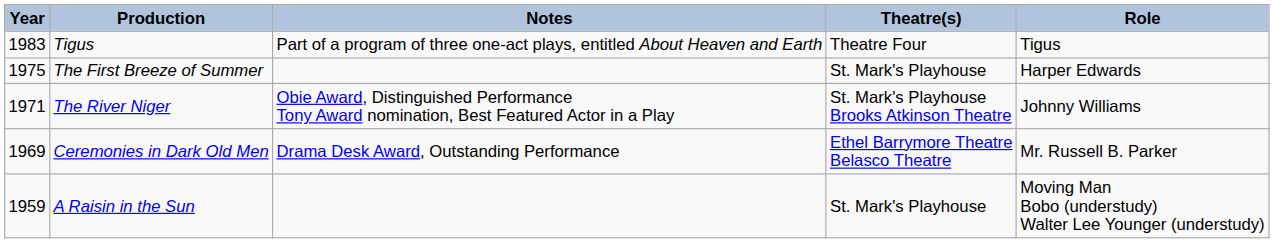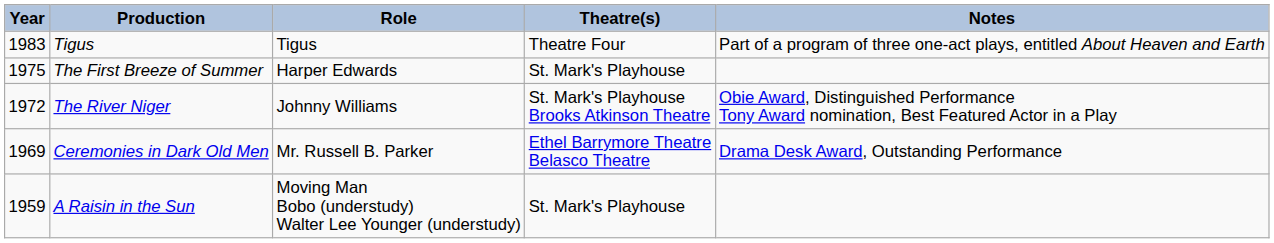columns swapped: (1142, 18) <-> (549, 18)
(27, 107) 1971 -> (27, 107) 1972
